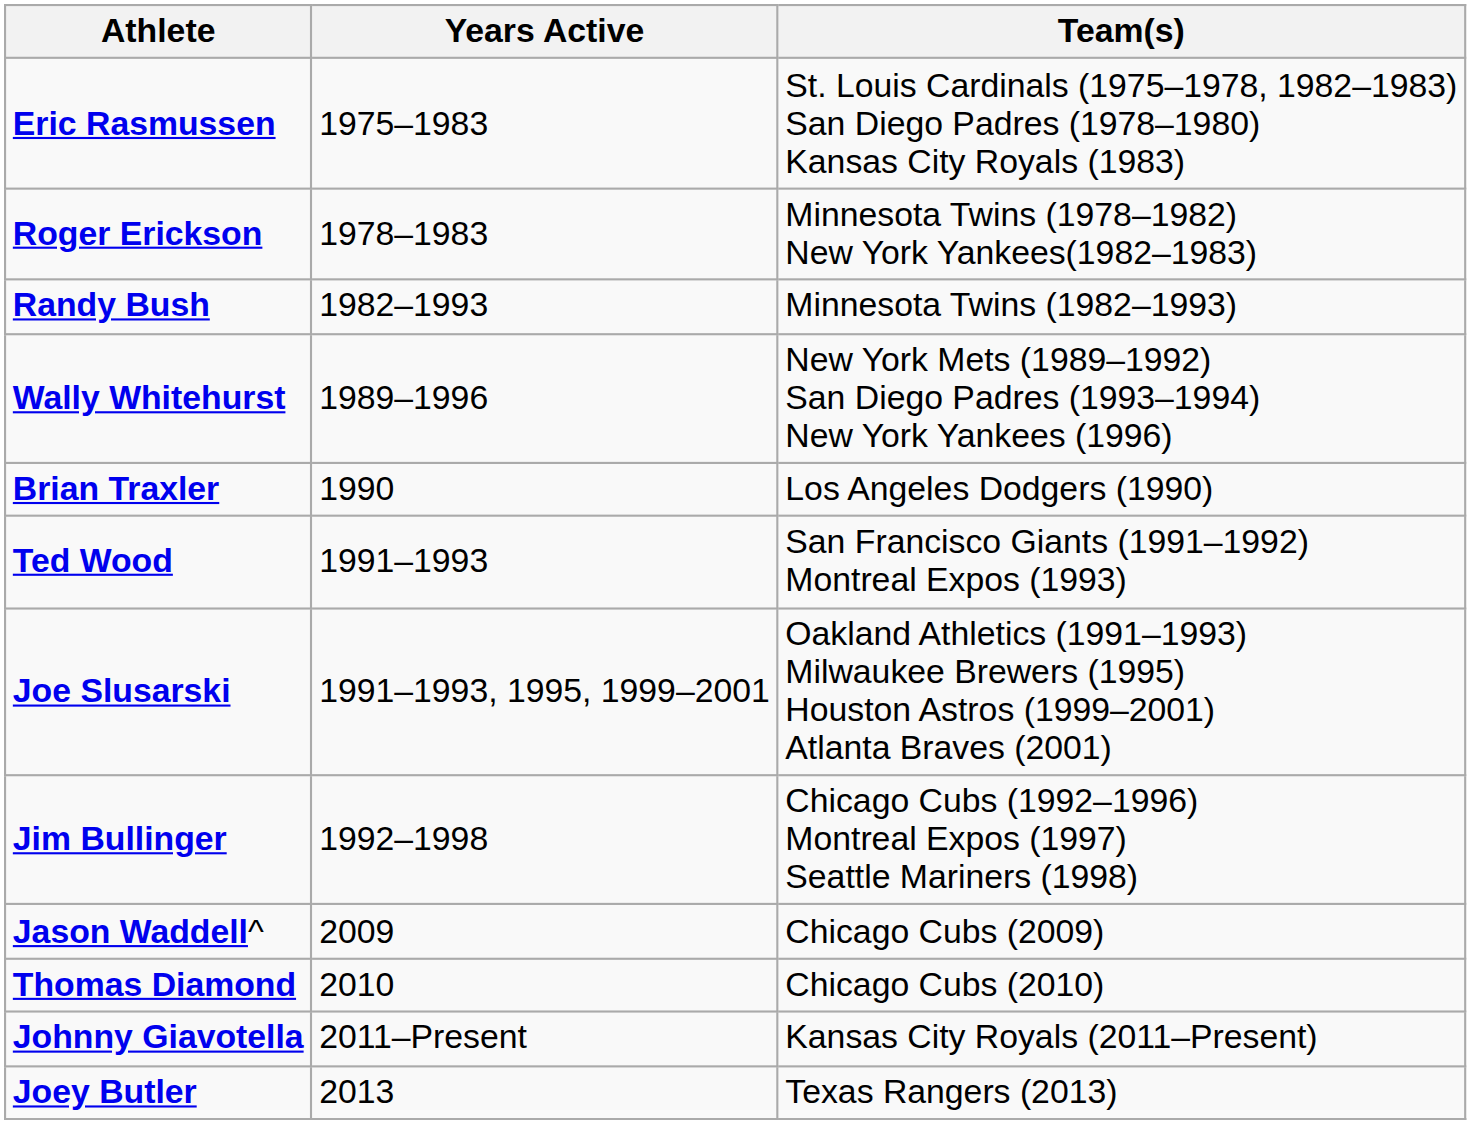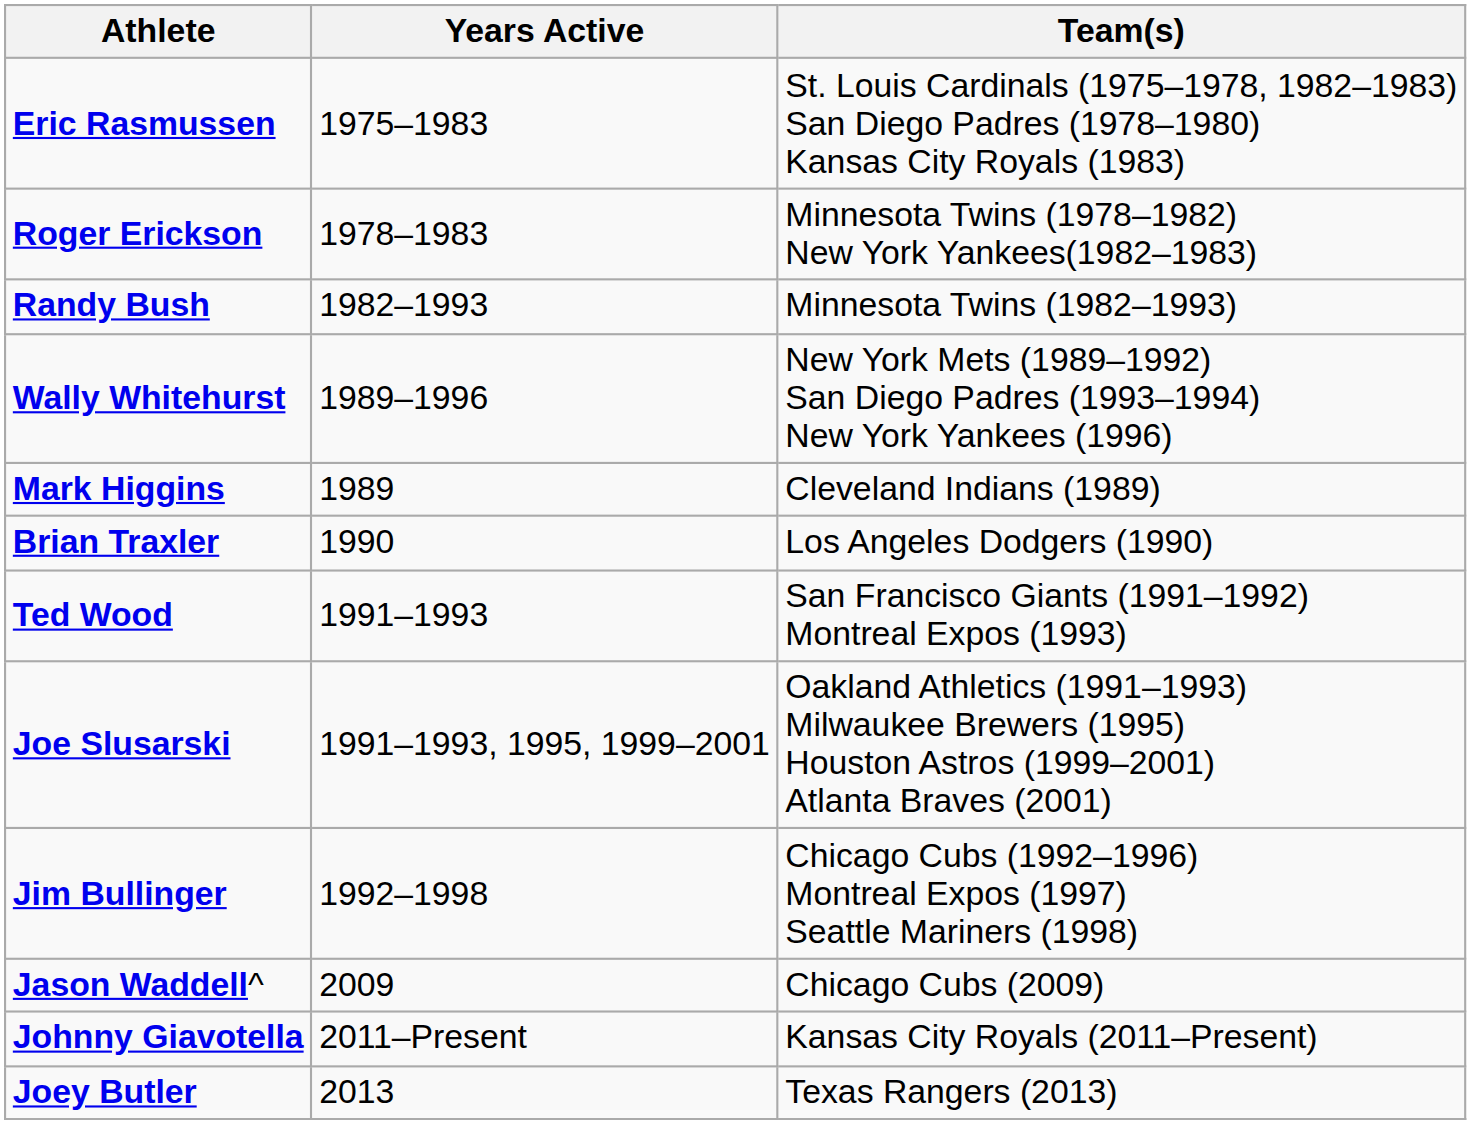+ row: (119, 488)
- row: (154, 984)
